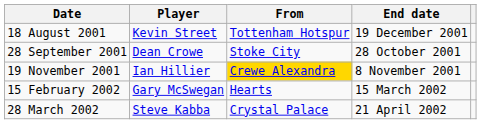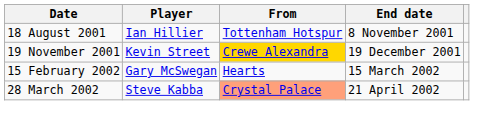(175, 33) Kevin Street -> (164, 33) Ian Hillier
(411, 33) 19 December 2001 -> (401, 33) 8 November 2001
- row: (67, 52)
(171, 71) Ian Hillier -> (168, 52) Kevin Street
(408, 71) 8 November 2001 -> (404, 52) 19 December 2001
(279, 109) no background -> (272, 90) lightsalmon background
